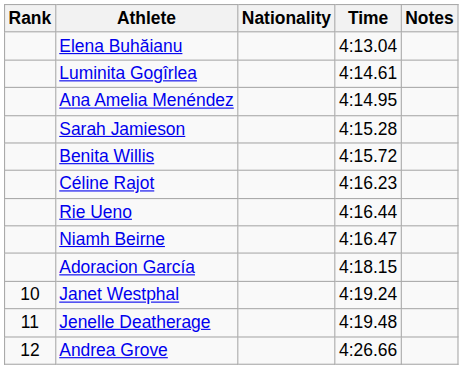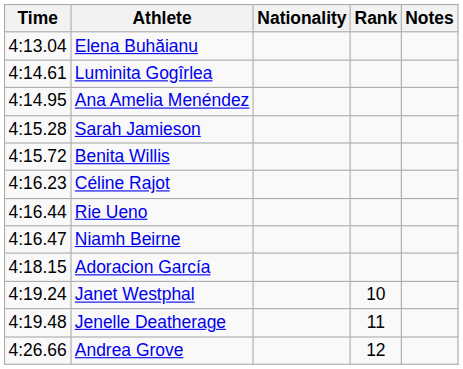columns swapped: (30, 18) <-> (368, 18)
